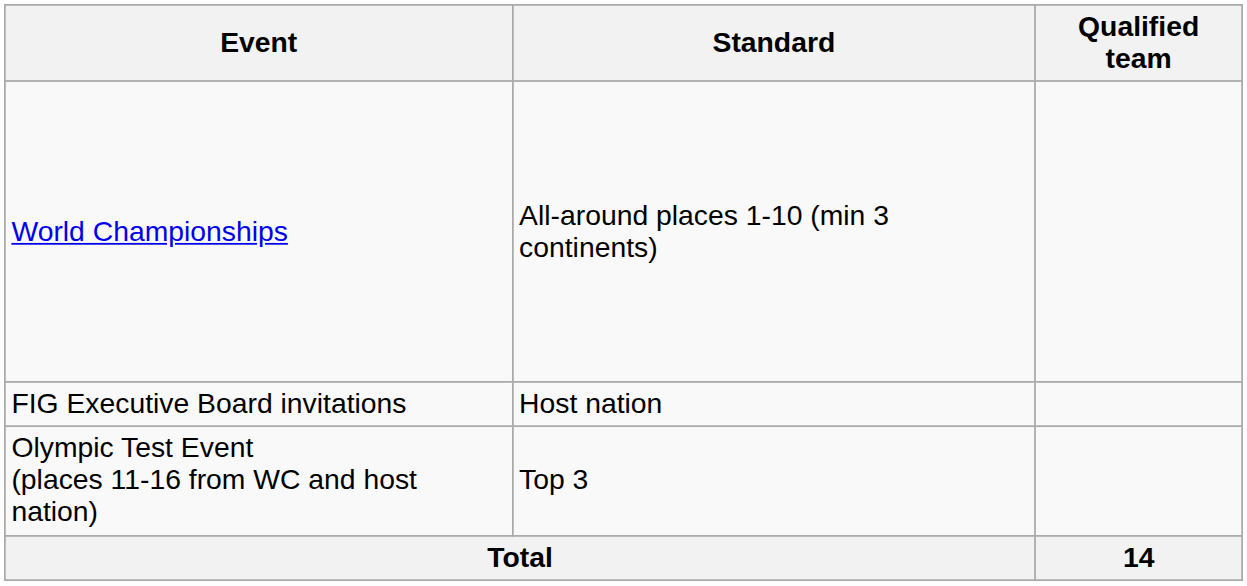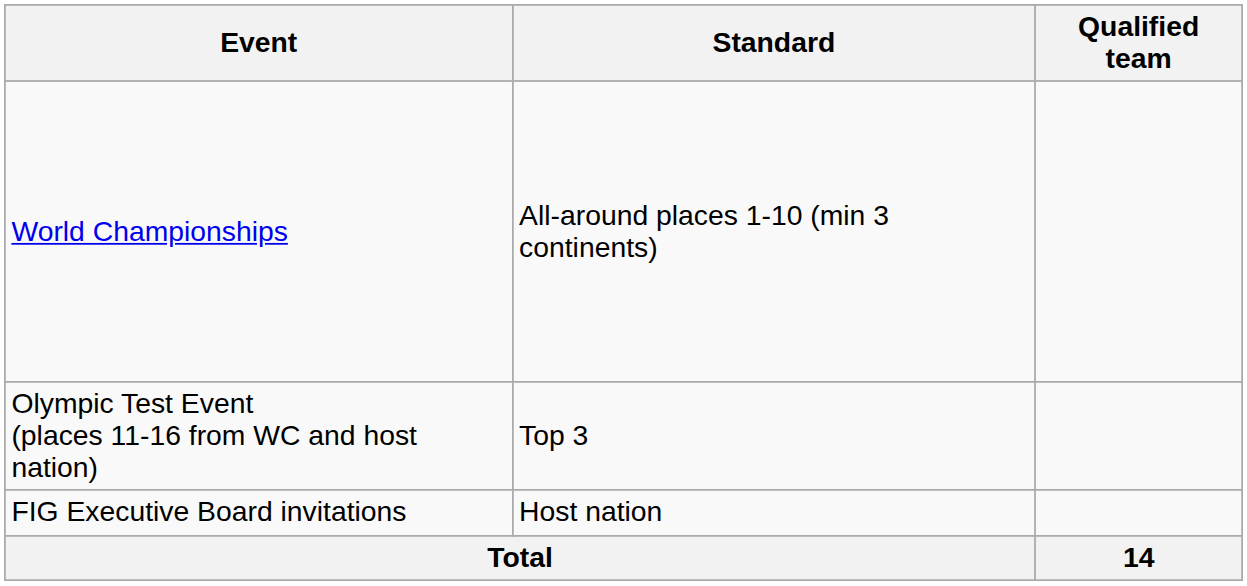rows swapped: (214, 480) <-> (209, 403)
